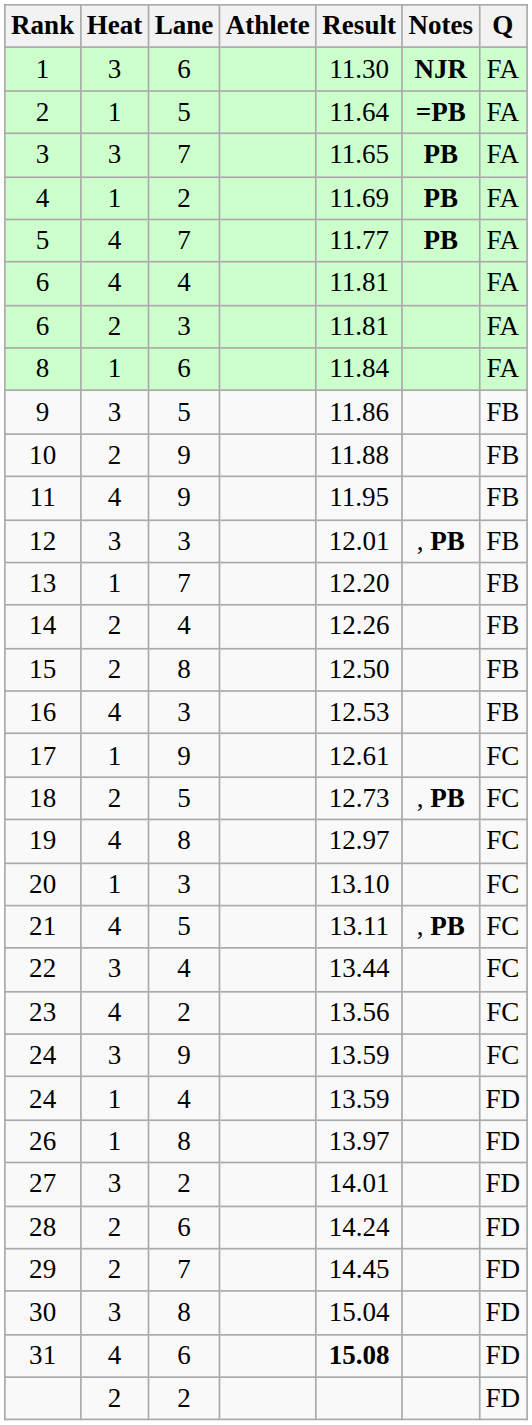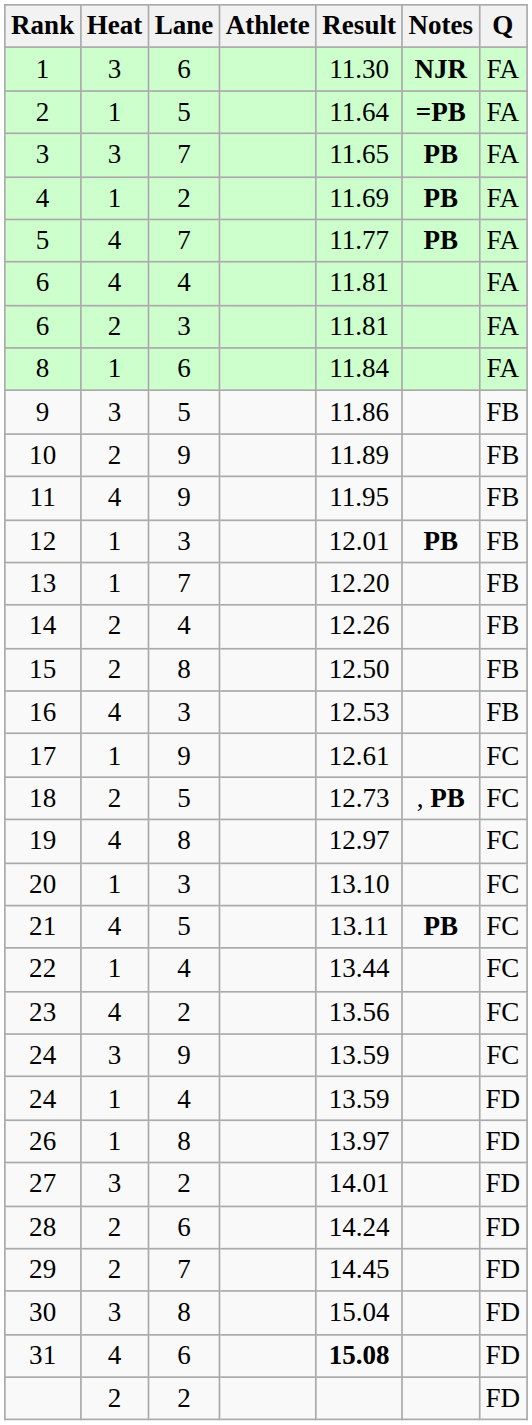(359, 454) 11.88 -> (359, 454) 11.89
(114, 540) 3 -> (114, 540) 1
(441, 540) , PB -> (441, 540) PB
(441, 926) , PB -> (441, 926) PB
(114, 969) 3 -> (114, 969) 1
